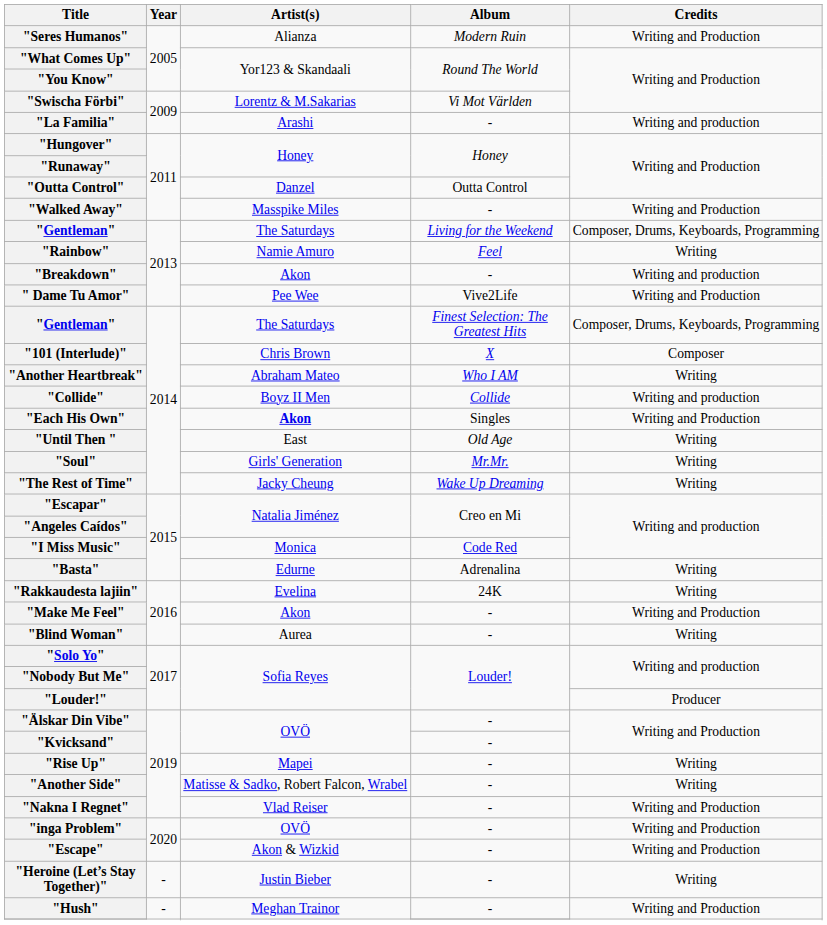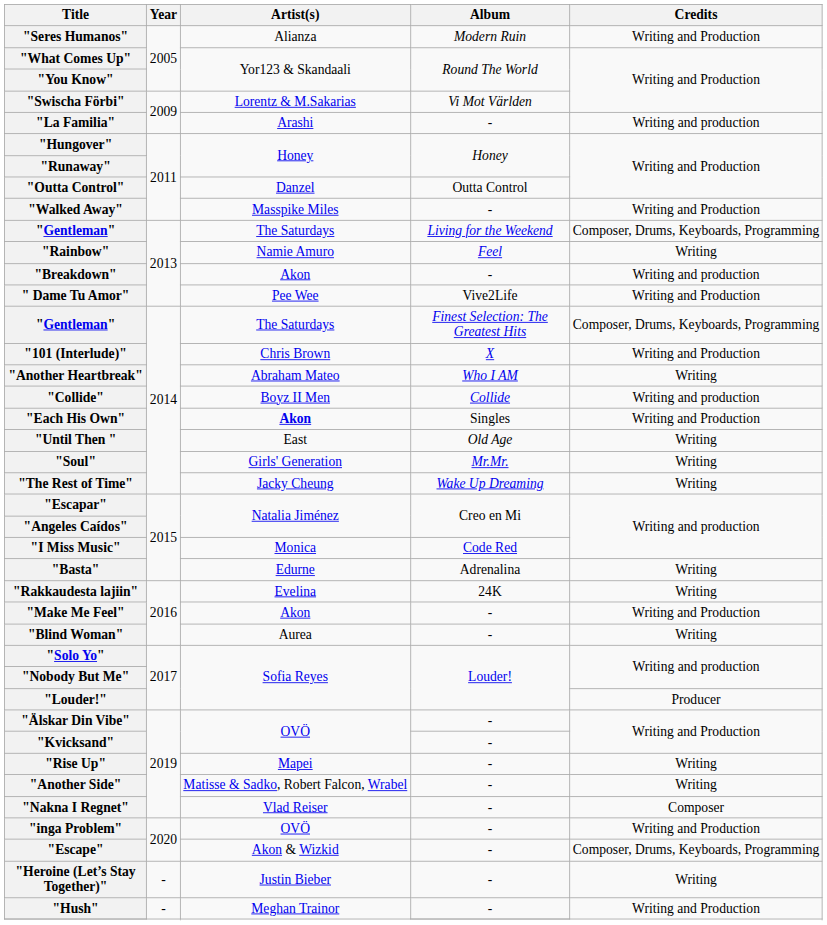(696, 354) Composer -> (696, 354) Writing and Production
(696, 807) Writing and Production -> (696, 807) Composer
(696, 850) Writing and Production -> (696, 850) Composer, Drums, Keyboards, Programming
